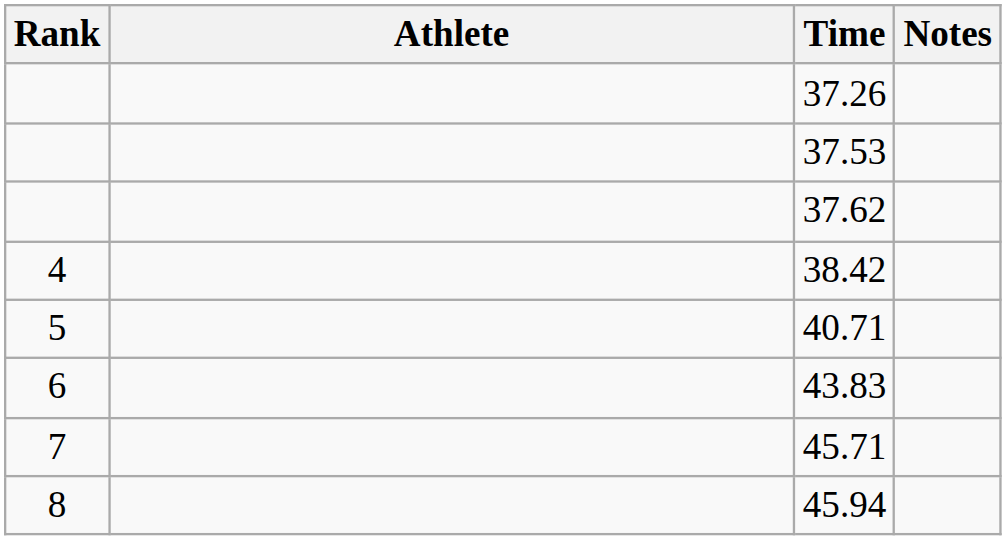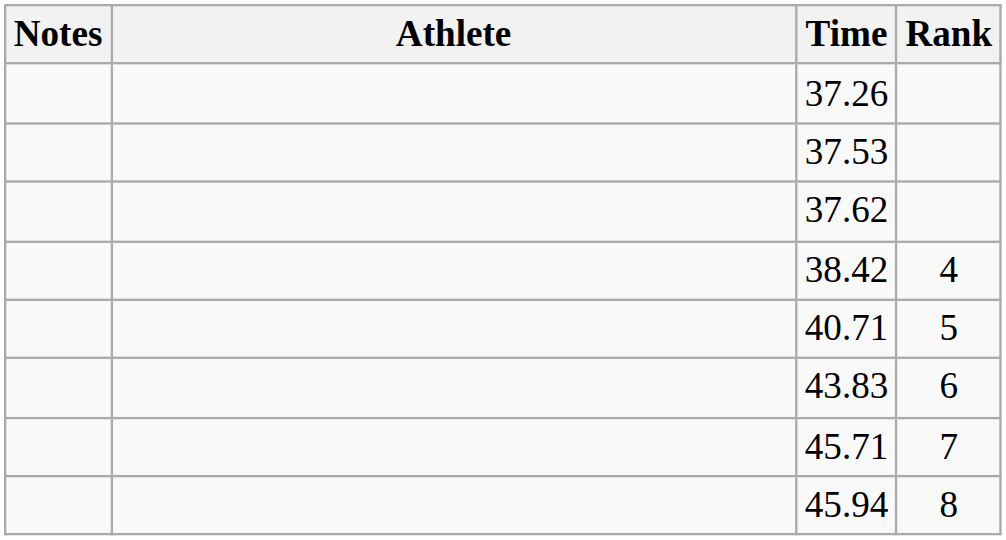columns swapped: (57, 33) <-> (948, 33)
